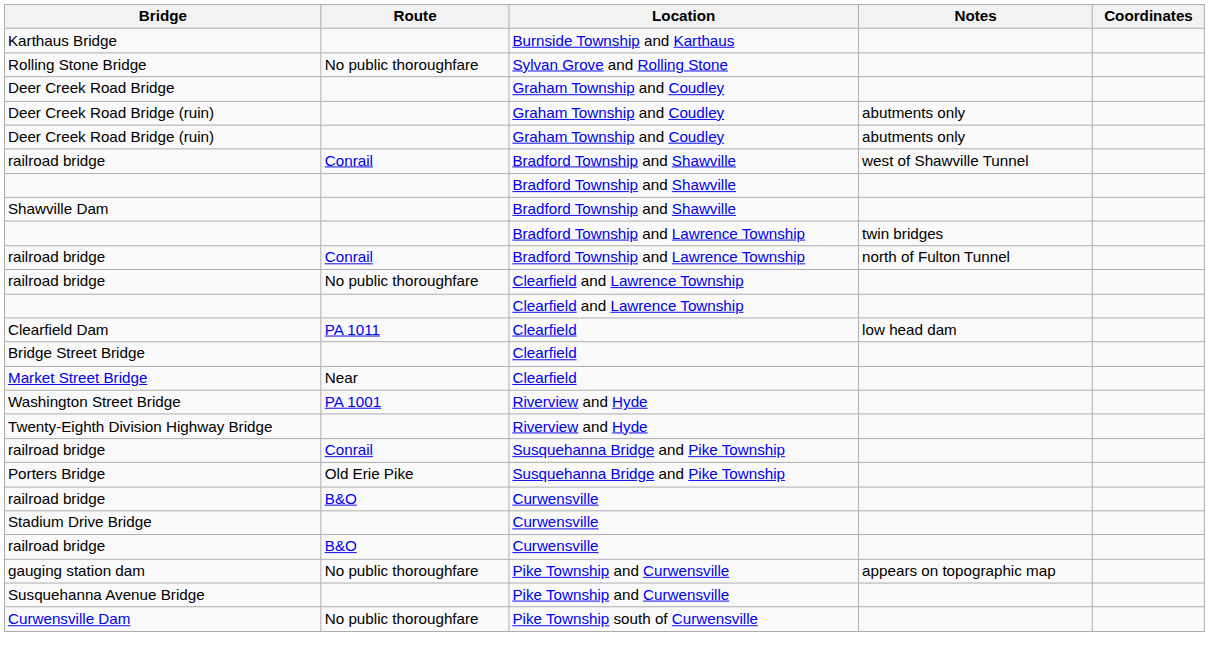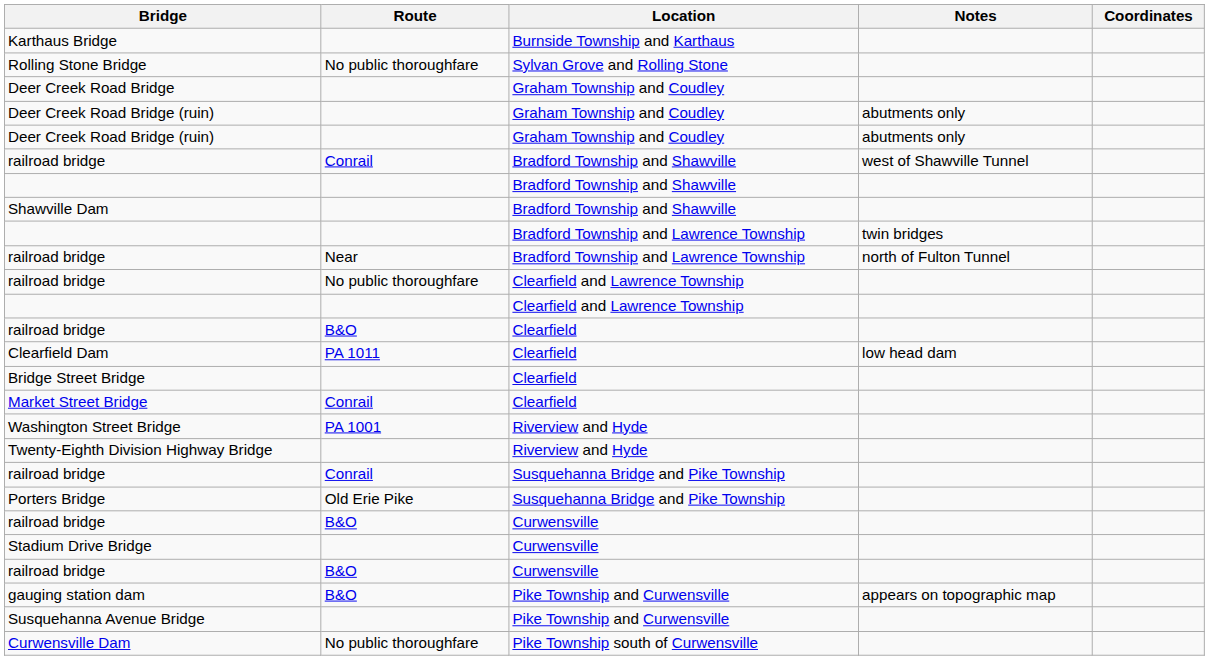(349, 257) Conrail -> (341, 257) Near
+ row: (57, 329)
(341, 378) Near -> (349, 402) Conrail
(402, 570) No public thoroughfare -> (341, 595) B&O
